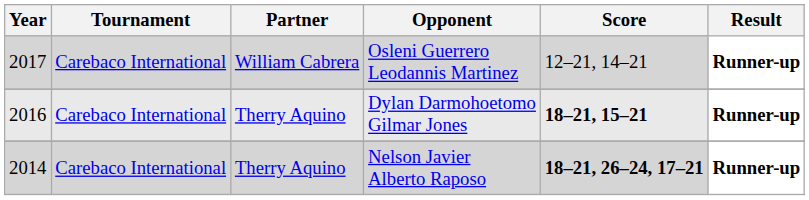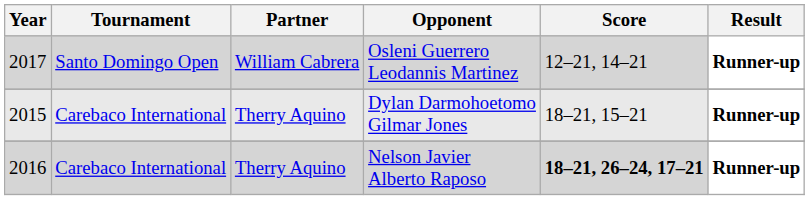(141, 62) Carebaco International -> (137, 62) Santo Domingo Open
(28, 115) 2016 -> (28, 115) 2015
(596, 115) bold -> (596, 115) normal
(28, 168) 2014 -> (28, 168) 2016
